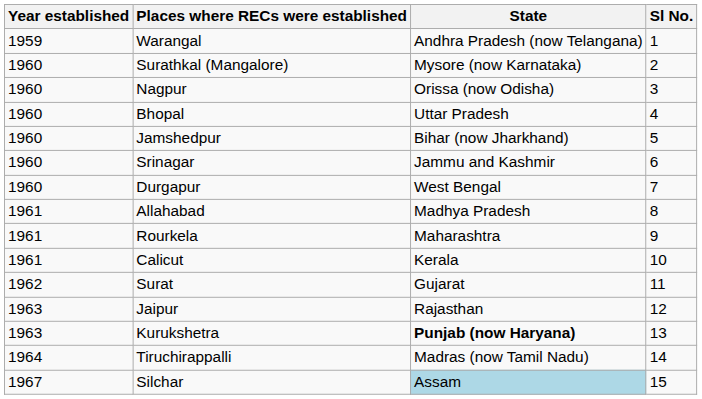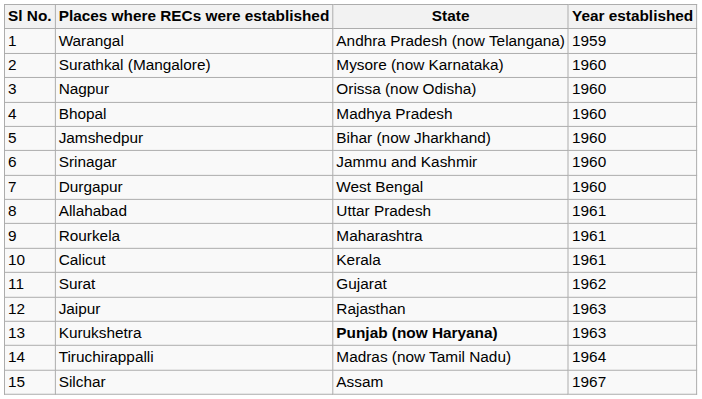columns swapped: (671, 16) <-> (69, 16)
(461, 114) Uttar Pradesh -> (394, 114) Madhya Pradesh
(472, 211) Madhya Pradesh -> (384, 211) Uttar Pradesh
(438, 382) lightblue background -> (360, 382) no background
